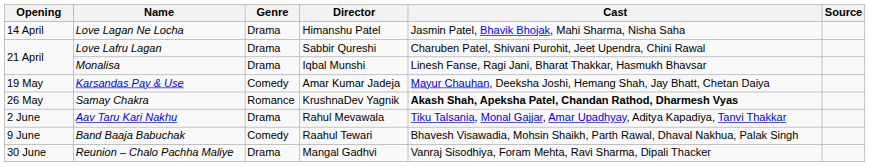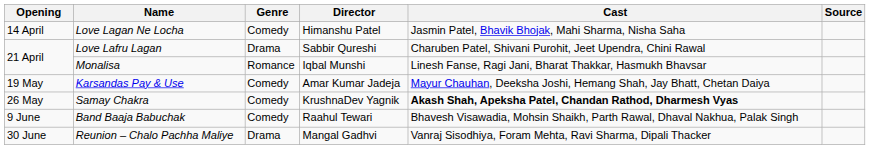(264, 30) Drama -> (268, 30) Comedy
(264, 65) Drama -> (271, 65) Romance
(271, 100) Romance -> (268, 100) Comedy
- row: (126, 118)
